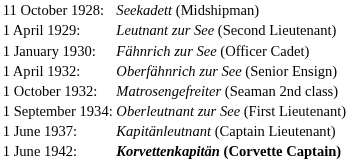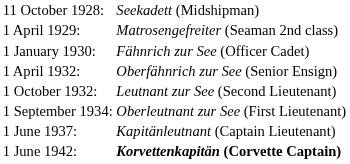(226, 30) Leutnant zur See (Second Lieutenant) -> (227, 30) Matrosengefreiter (Seaman 2nd class)
(227, 91) Matrosengefreiter (Seaman 2nd class) -> (226, 91) Leutnant zur See (Second Lieutenant)
